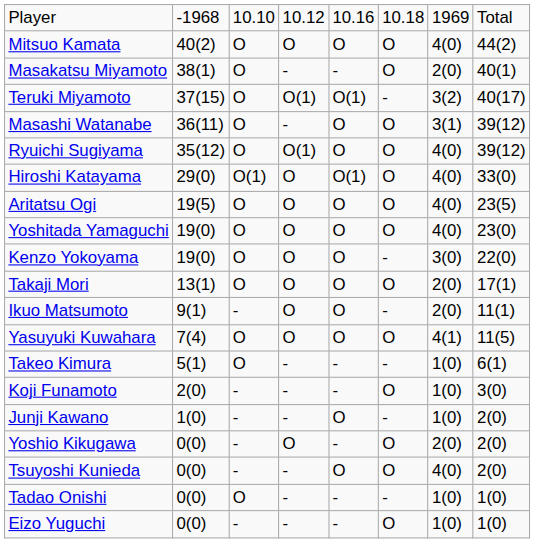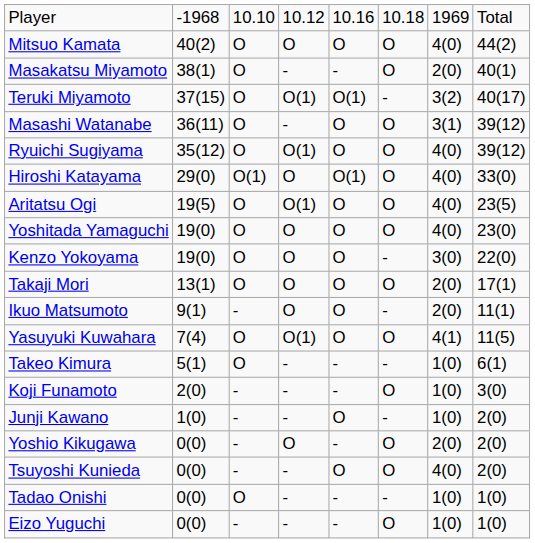(289, 204) O -> (299, 204) O(1)
(289, 337) O -> (299, 337) O(1)
